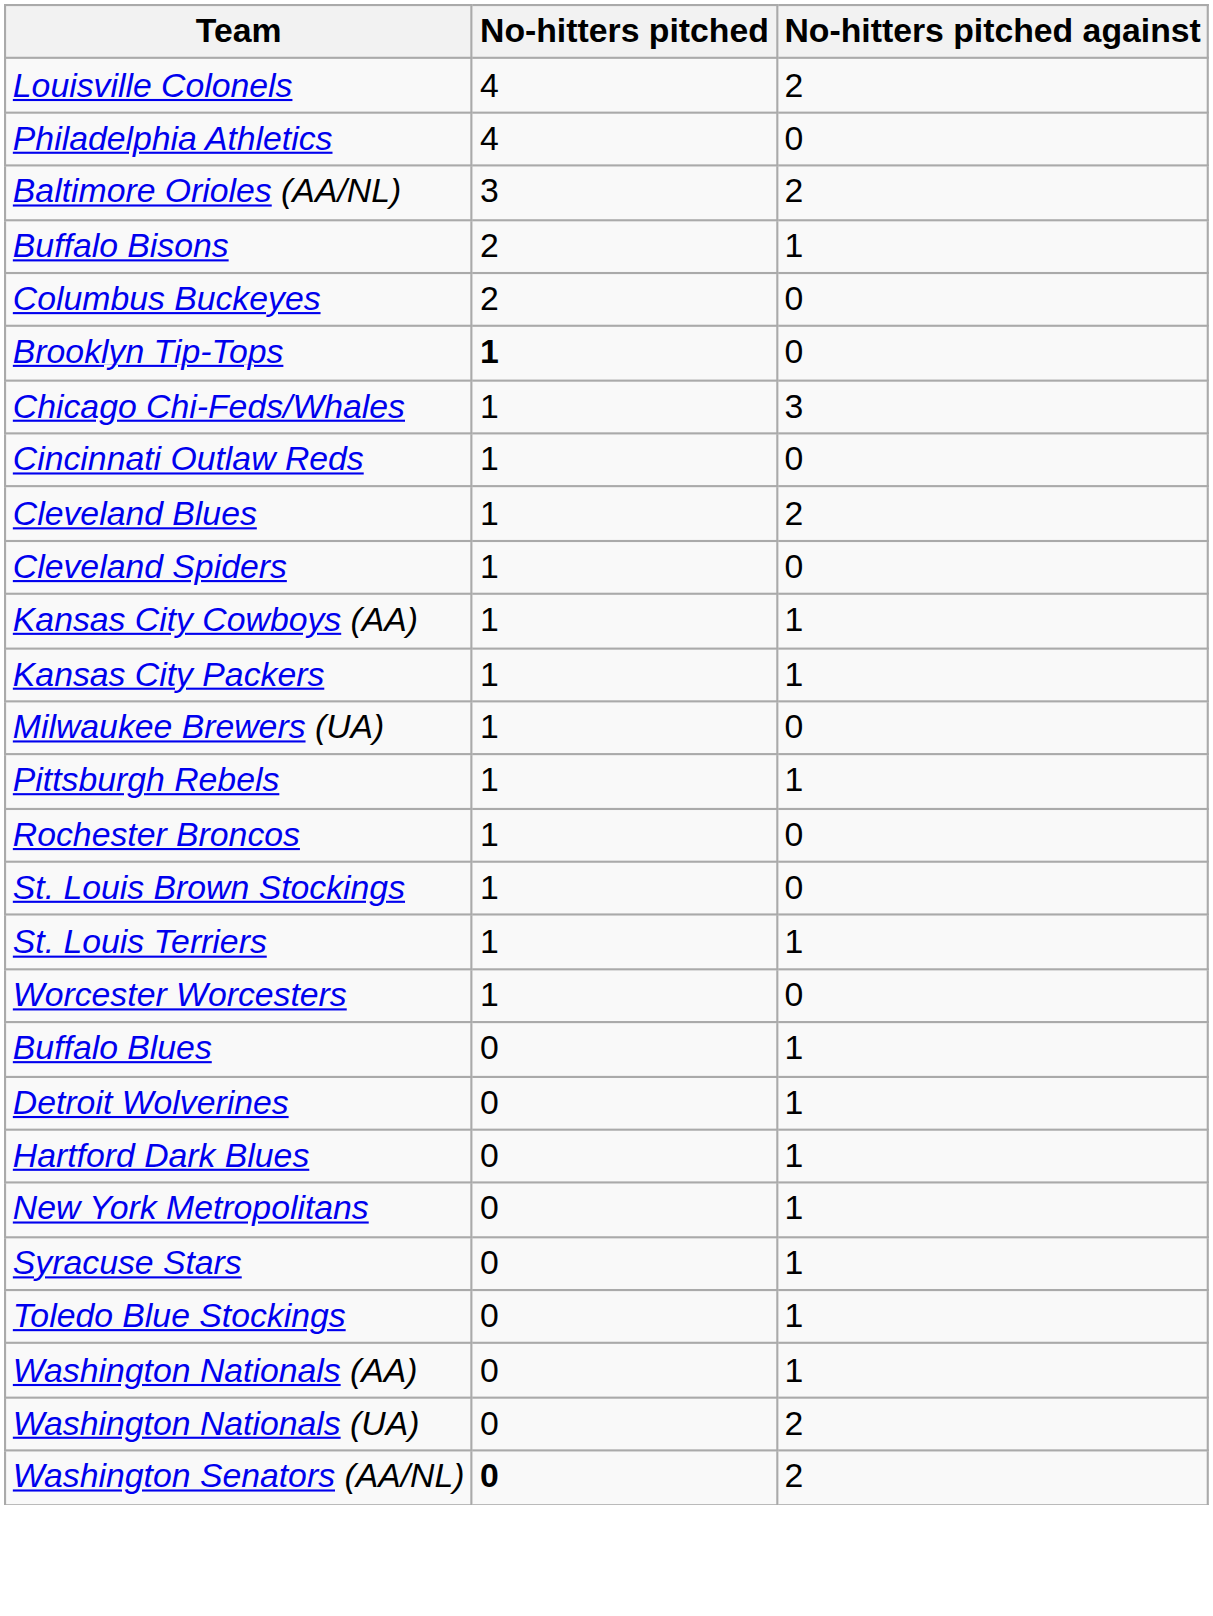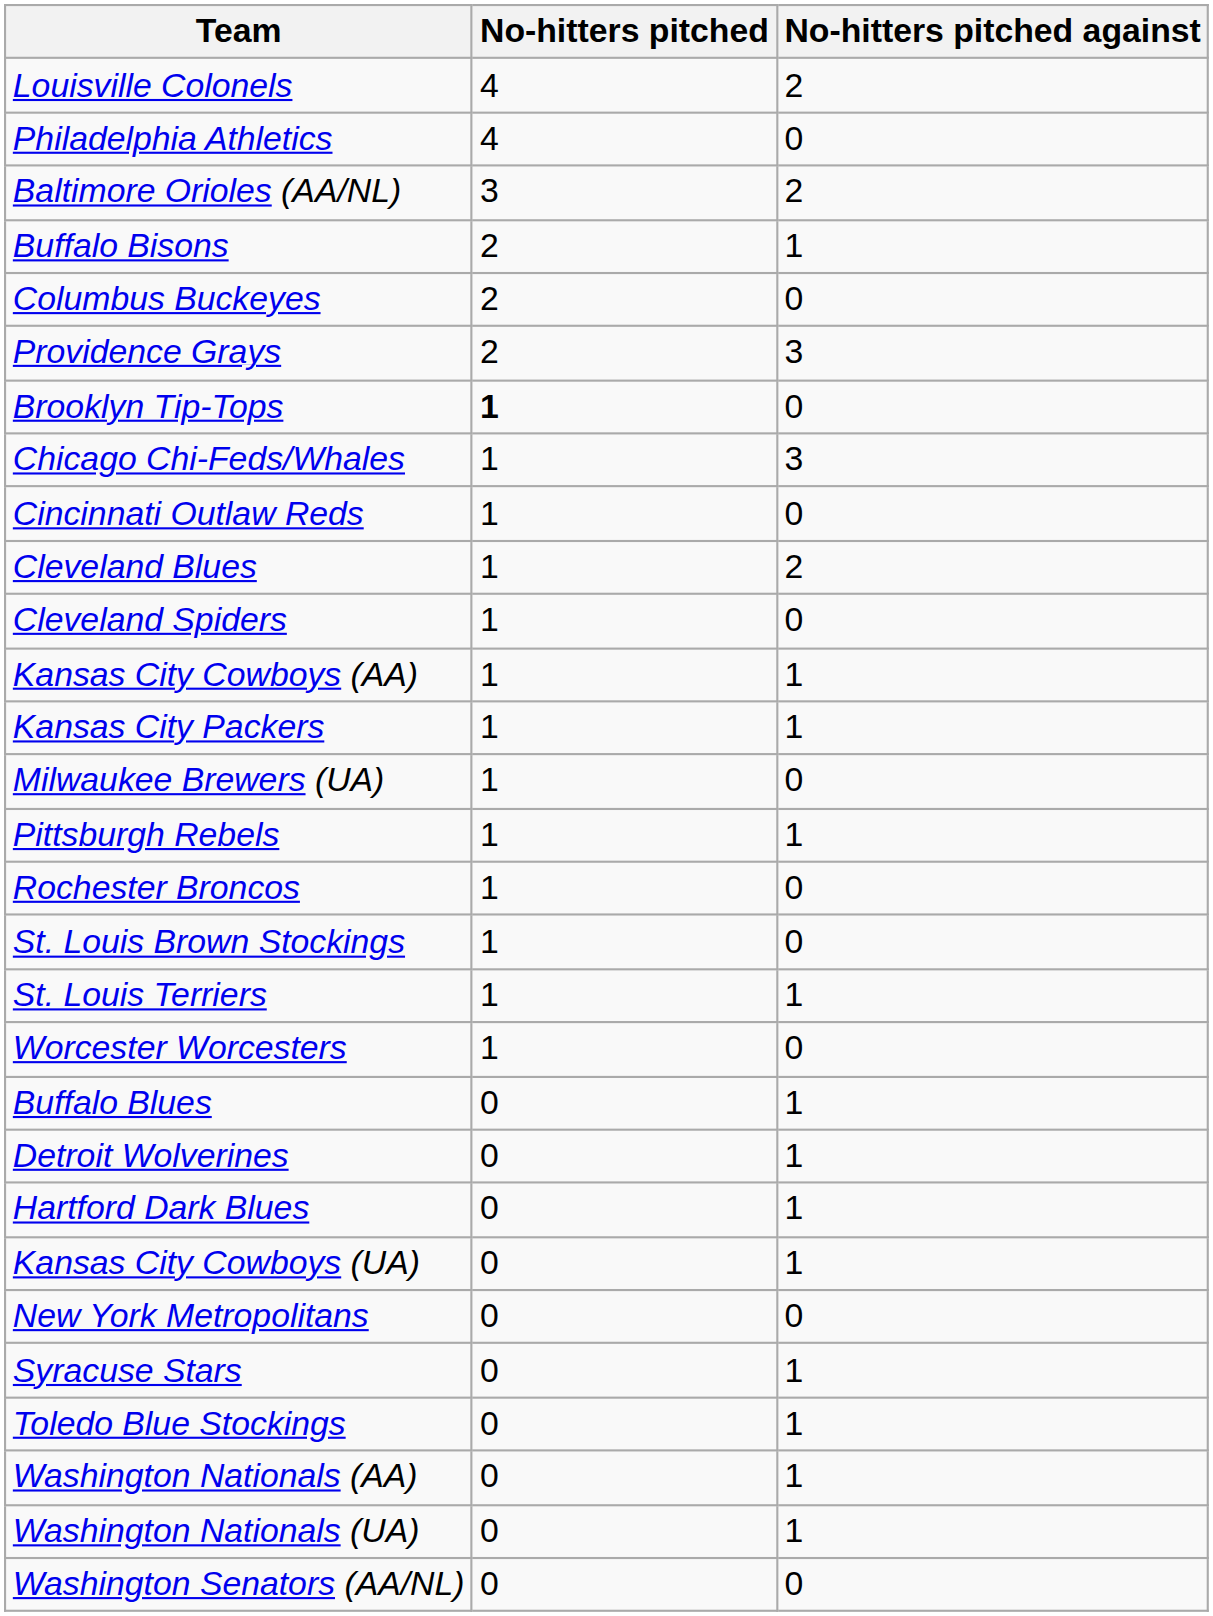+ row: (147, 352)
+ row: (216, 1262)
(794, 1209) 1 -> (794, 1316) 0
(794, 1423) 2 -> (794, 1530) 1
(489, 1476) bold -> (489, 1583) normal
(794, 1476) 2 -> (794, 1583) 0
